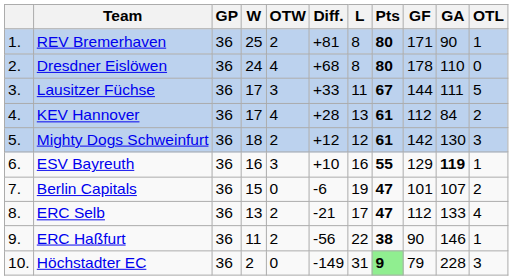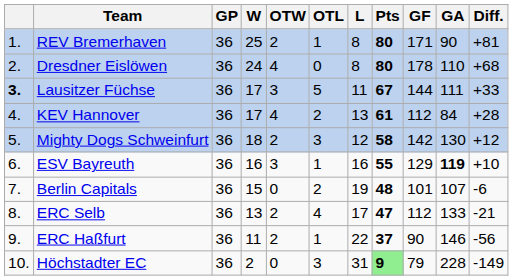columns swapped: (489, 16) <-> (329, 16)
(15, 90) normal -> (15, 90) bold
(384, 139) 61 -> (384, 139) 58
(384, 189) 47 -> (384, 189) 48
(384, 238) 38 -> (384, 238) 37
